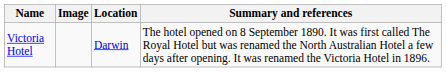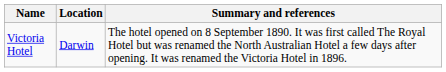- column: (73, 13)
